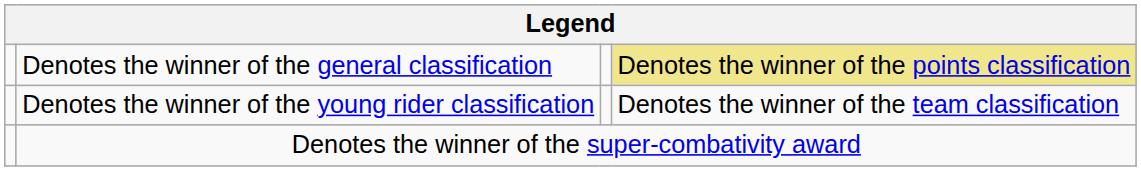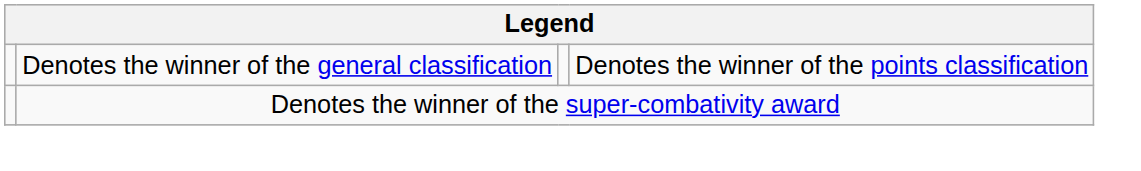(874, 64) khaki background -> (832, 64) no background
- row: (308, 104)
